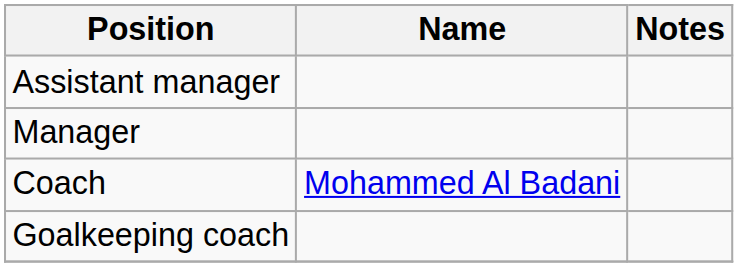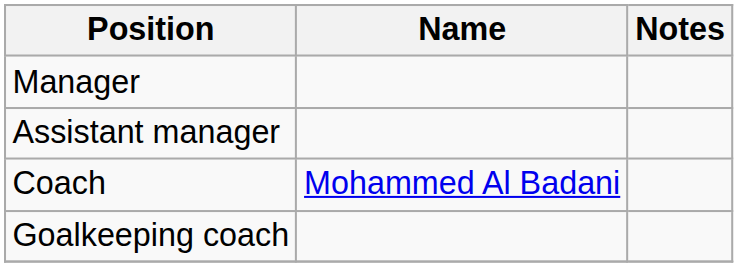rows swapped: (76, 132) <-> (146, 81)
